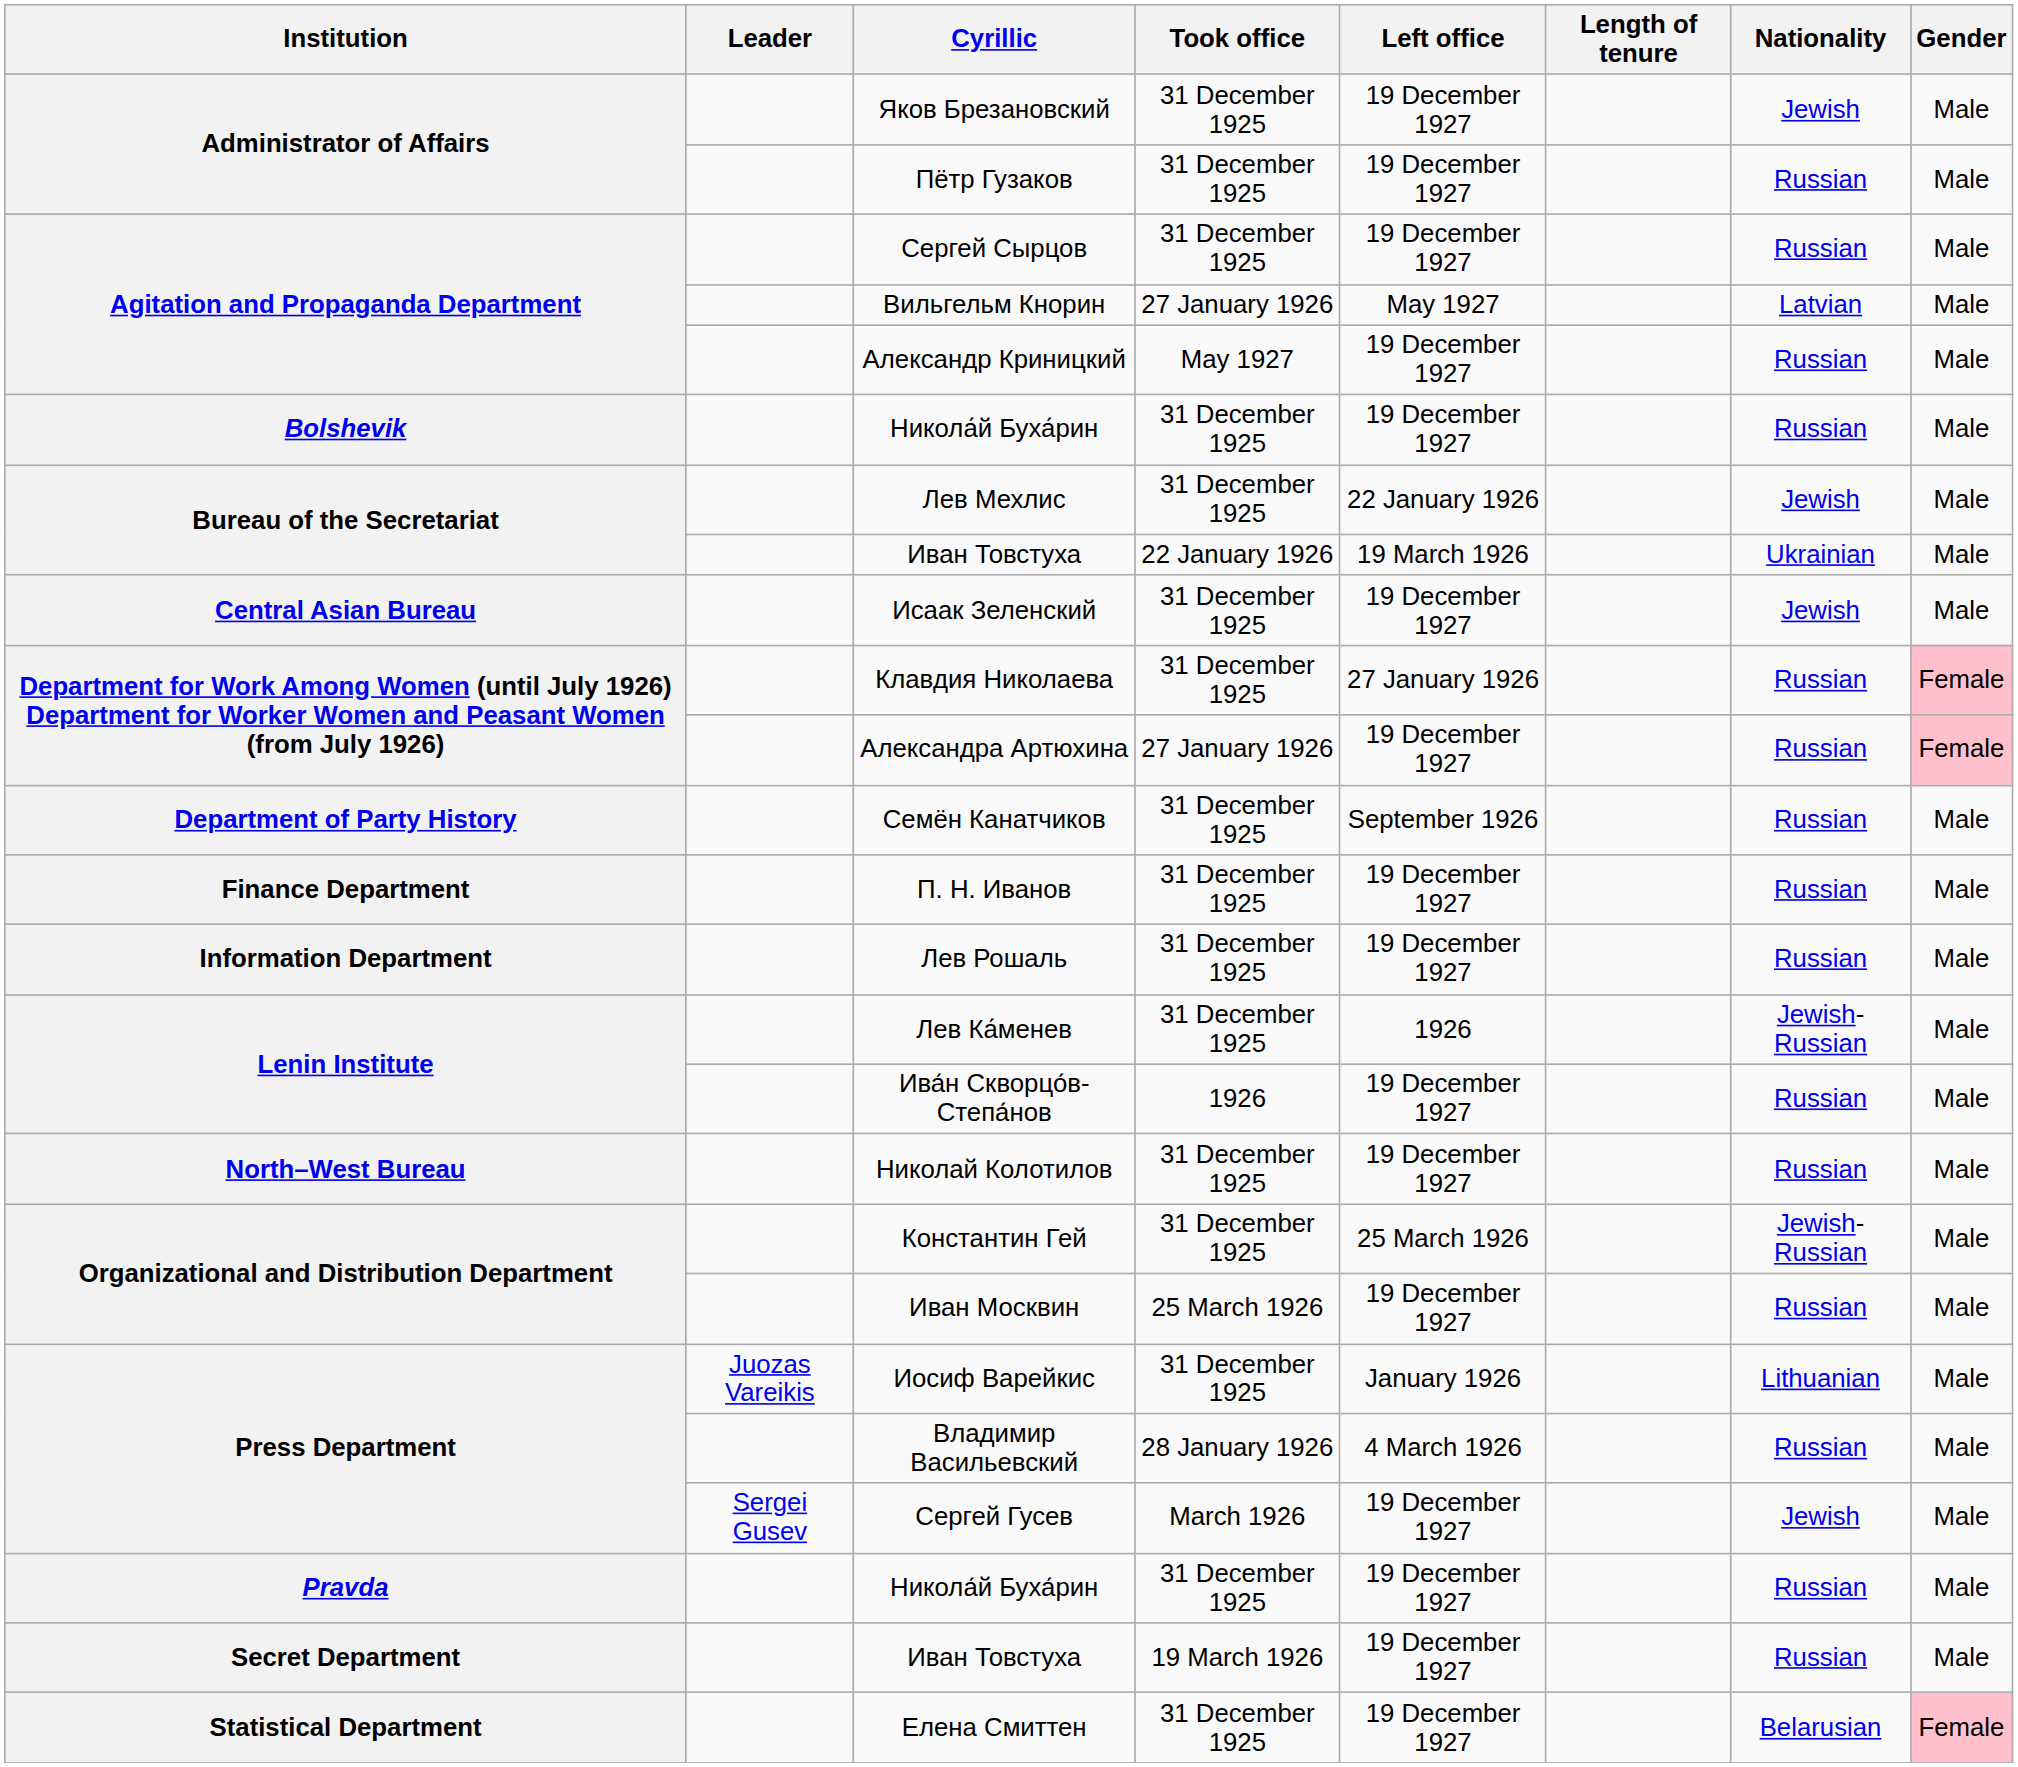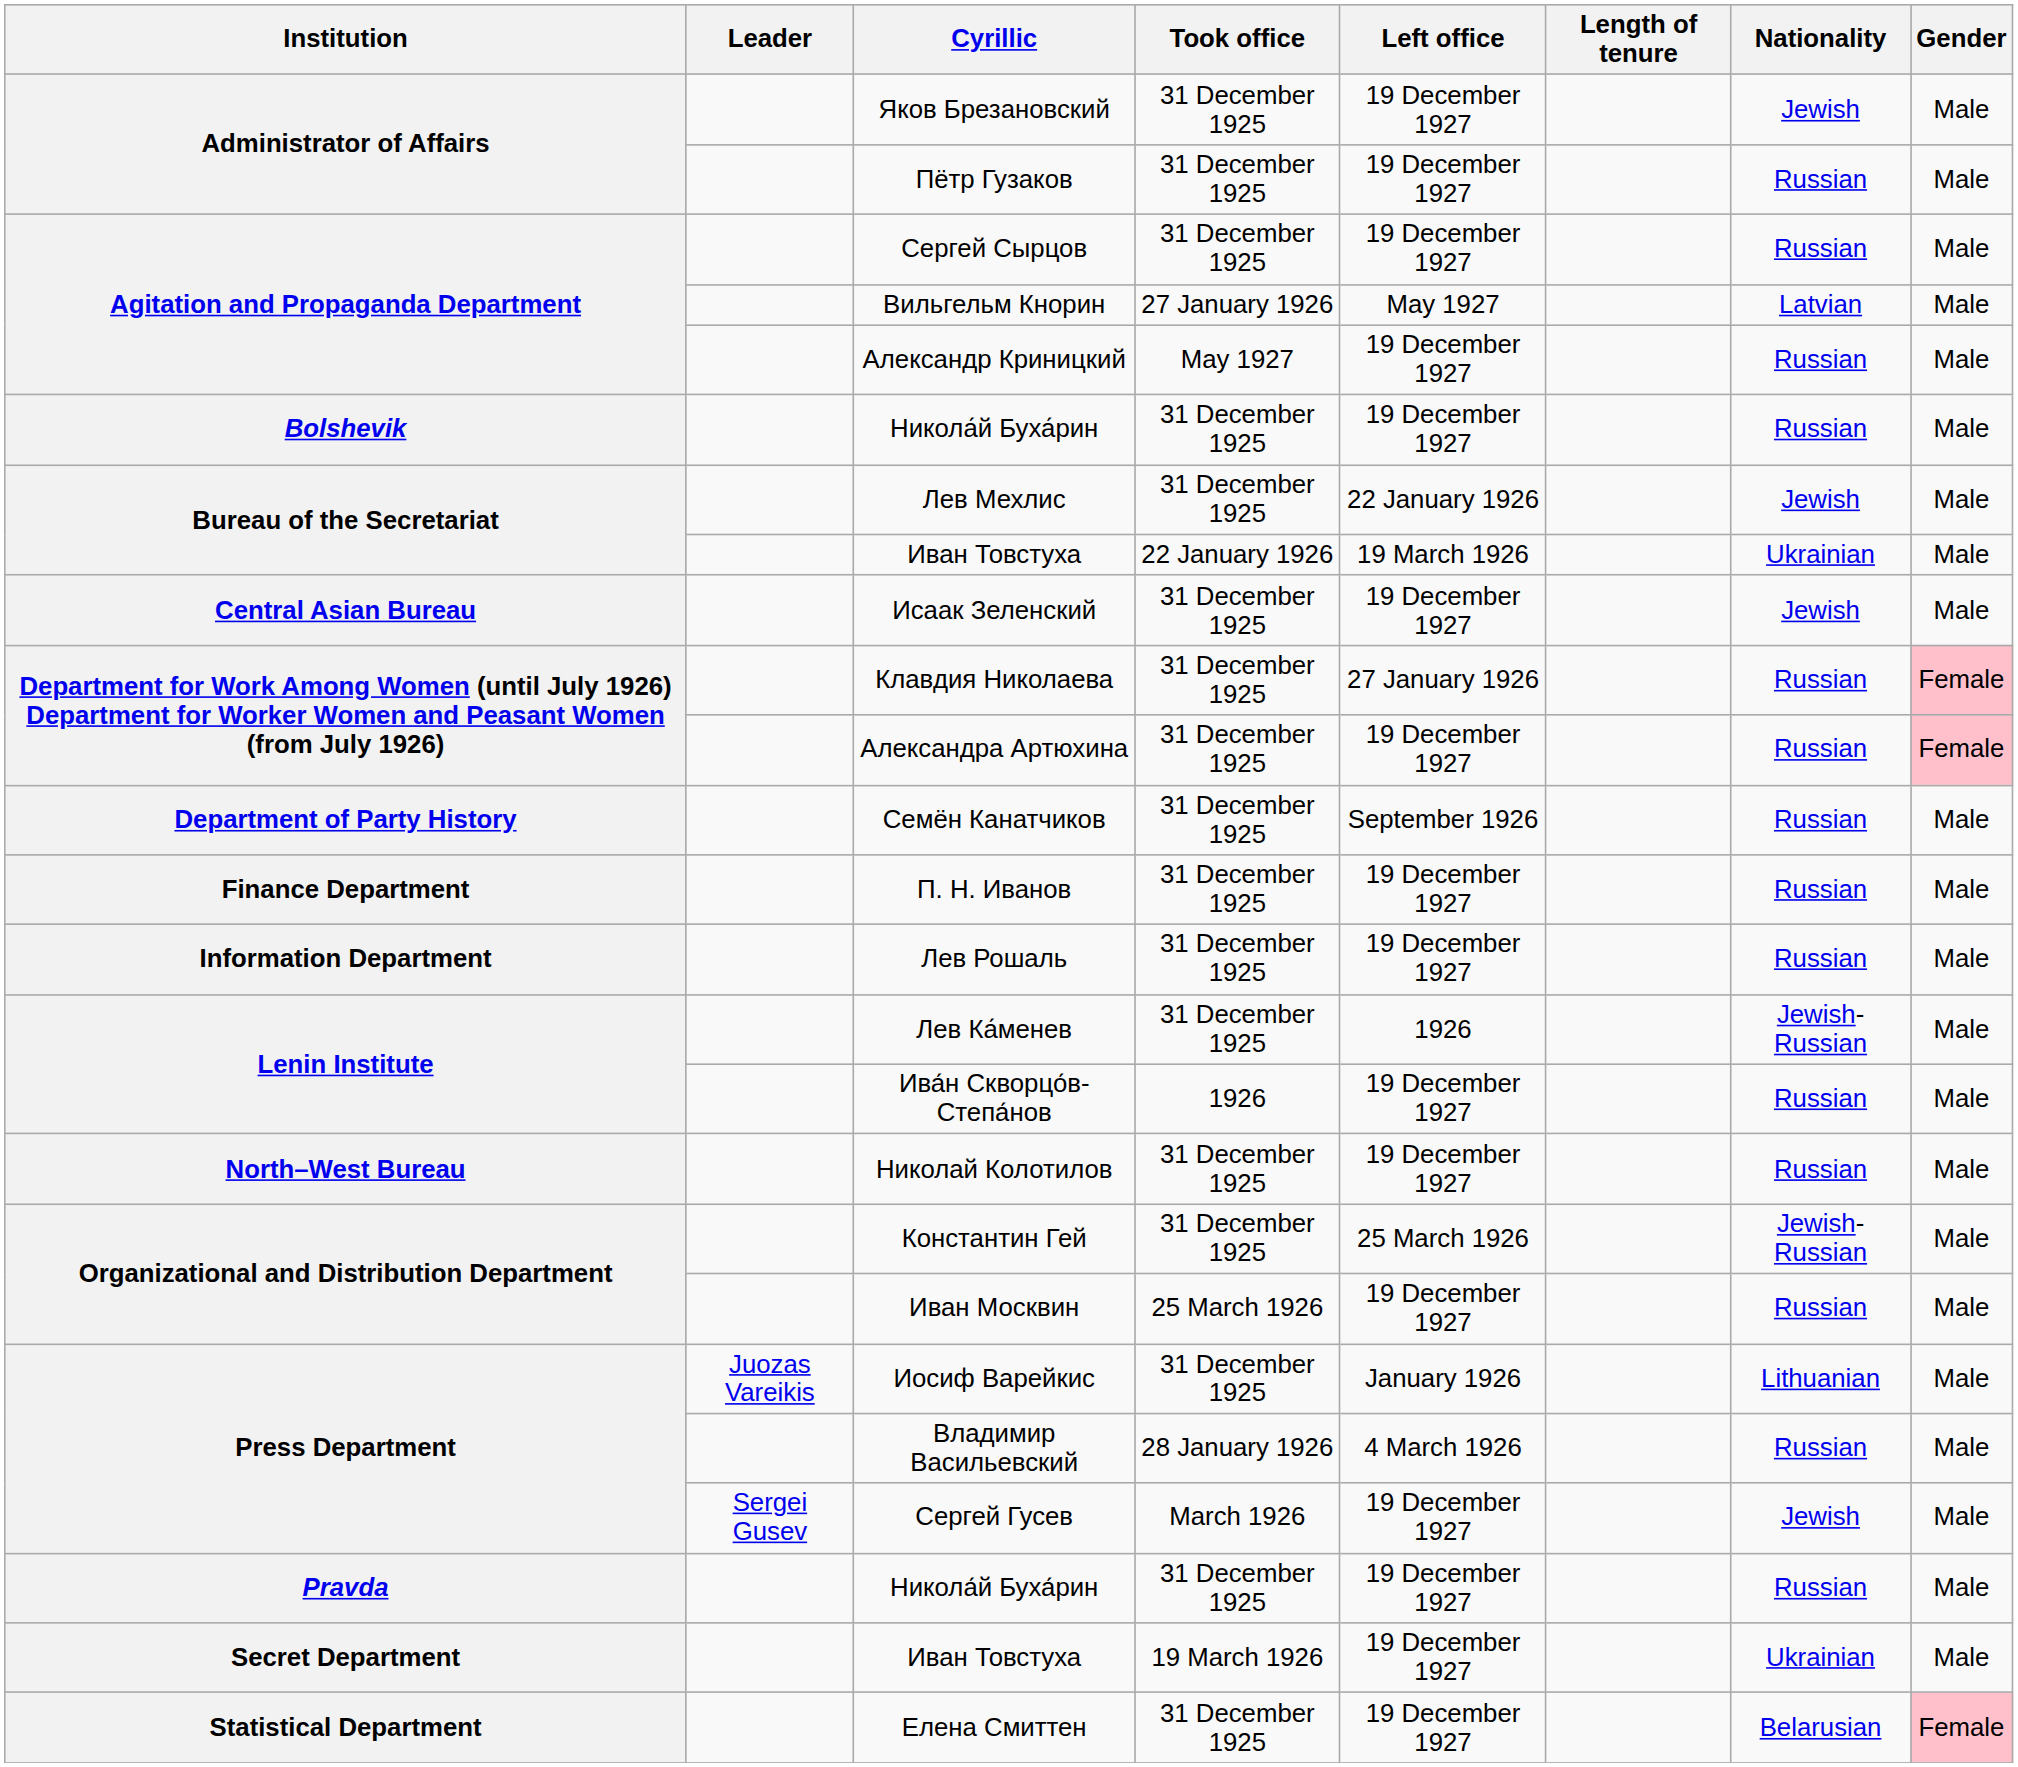(1237, 749) 27 January 1926 -> (1237, 749) 31 December 1925
(1821, 1657) Russian -> (1821, 1657) Ukrainian
